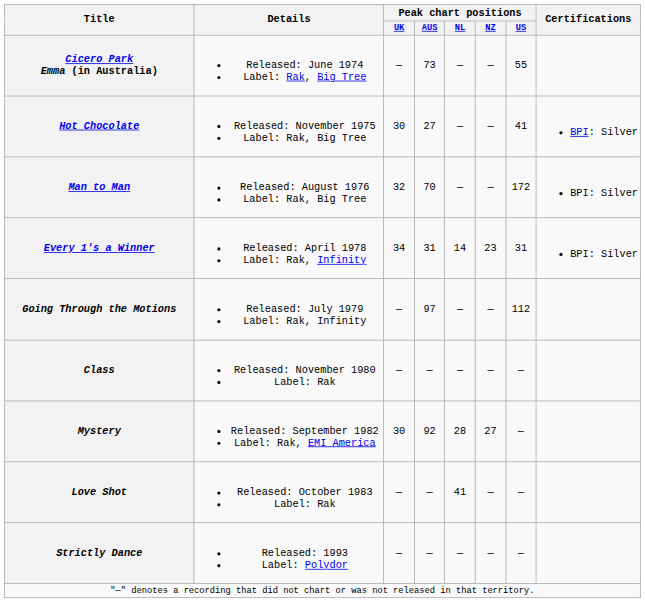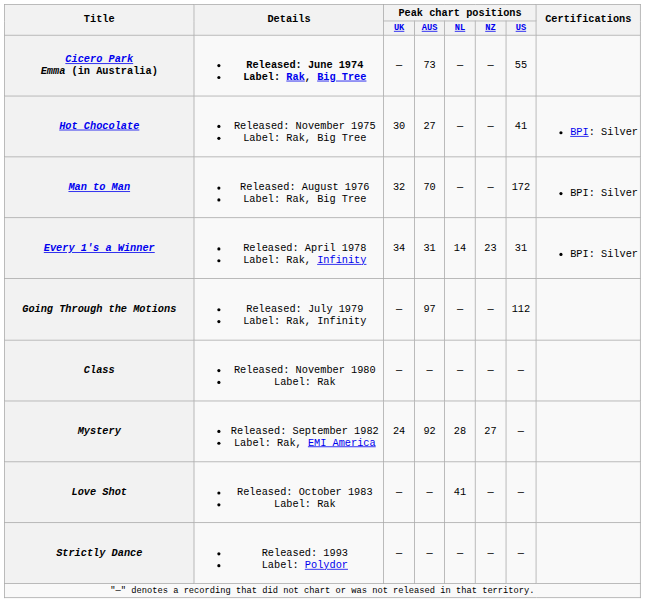(289, 71) normal -> (289, 71) bold
(399, 431) 30 -> (399, 431) 24
